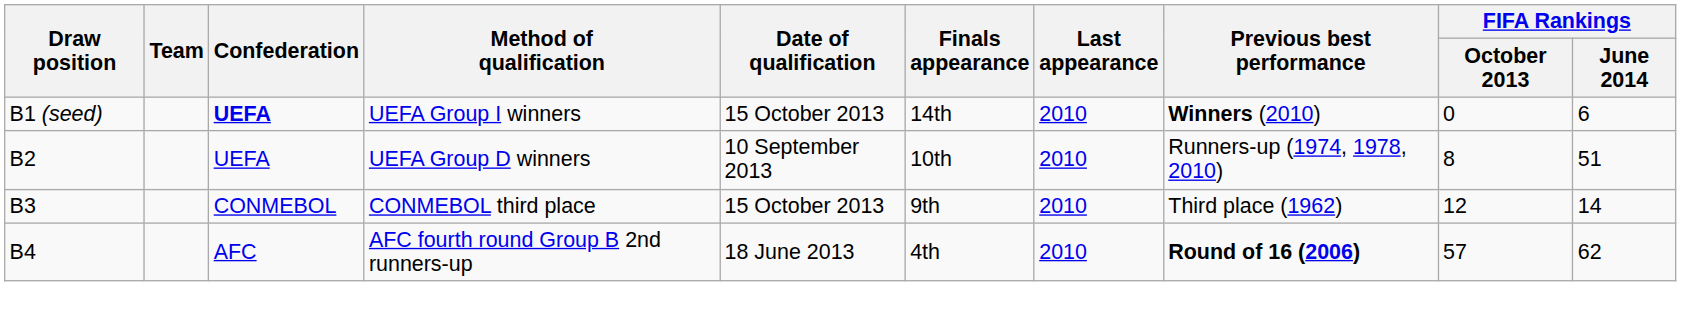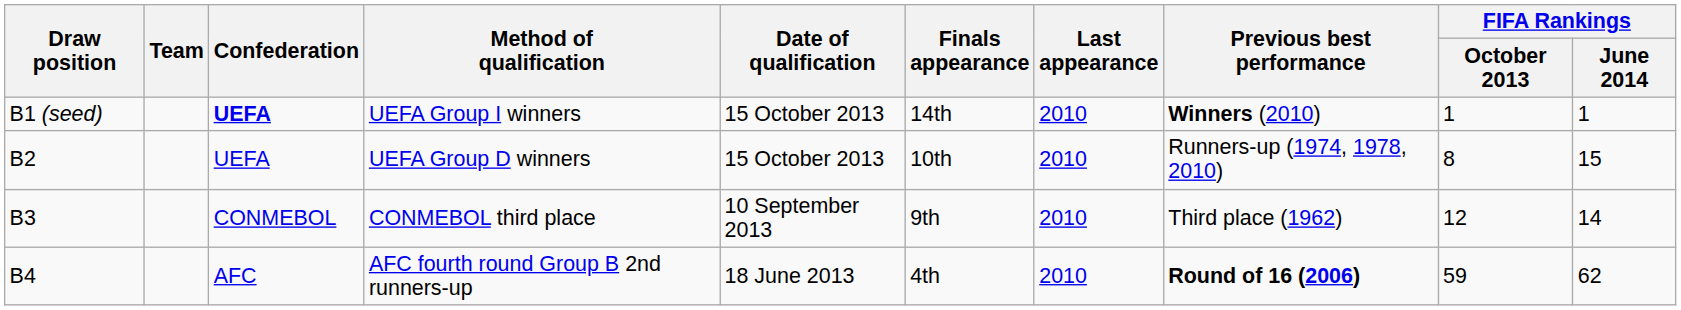(1449, 113) 0 -> (1449, 113) 1
(1584, 113) 6 -> (1584, 113) 1
(792, 159) 10 September 2013 -> (804, 159) 15 October 2013
(1590, 159) 51 -> (1590, 159) 15
(804, 205) 15 October 2013 -> (792, 217) 10 September 2013
(1455, 251) 57 -> (1455, 275) 59
